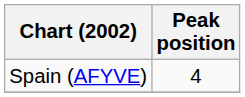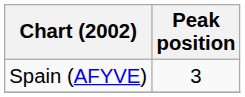(196, 75) 4 -> (196, 75) 3
